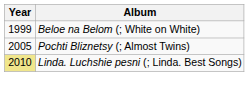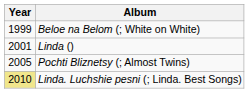+ row: (56, 46)
